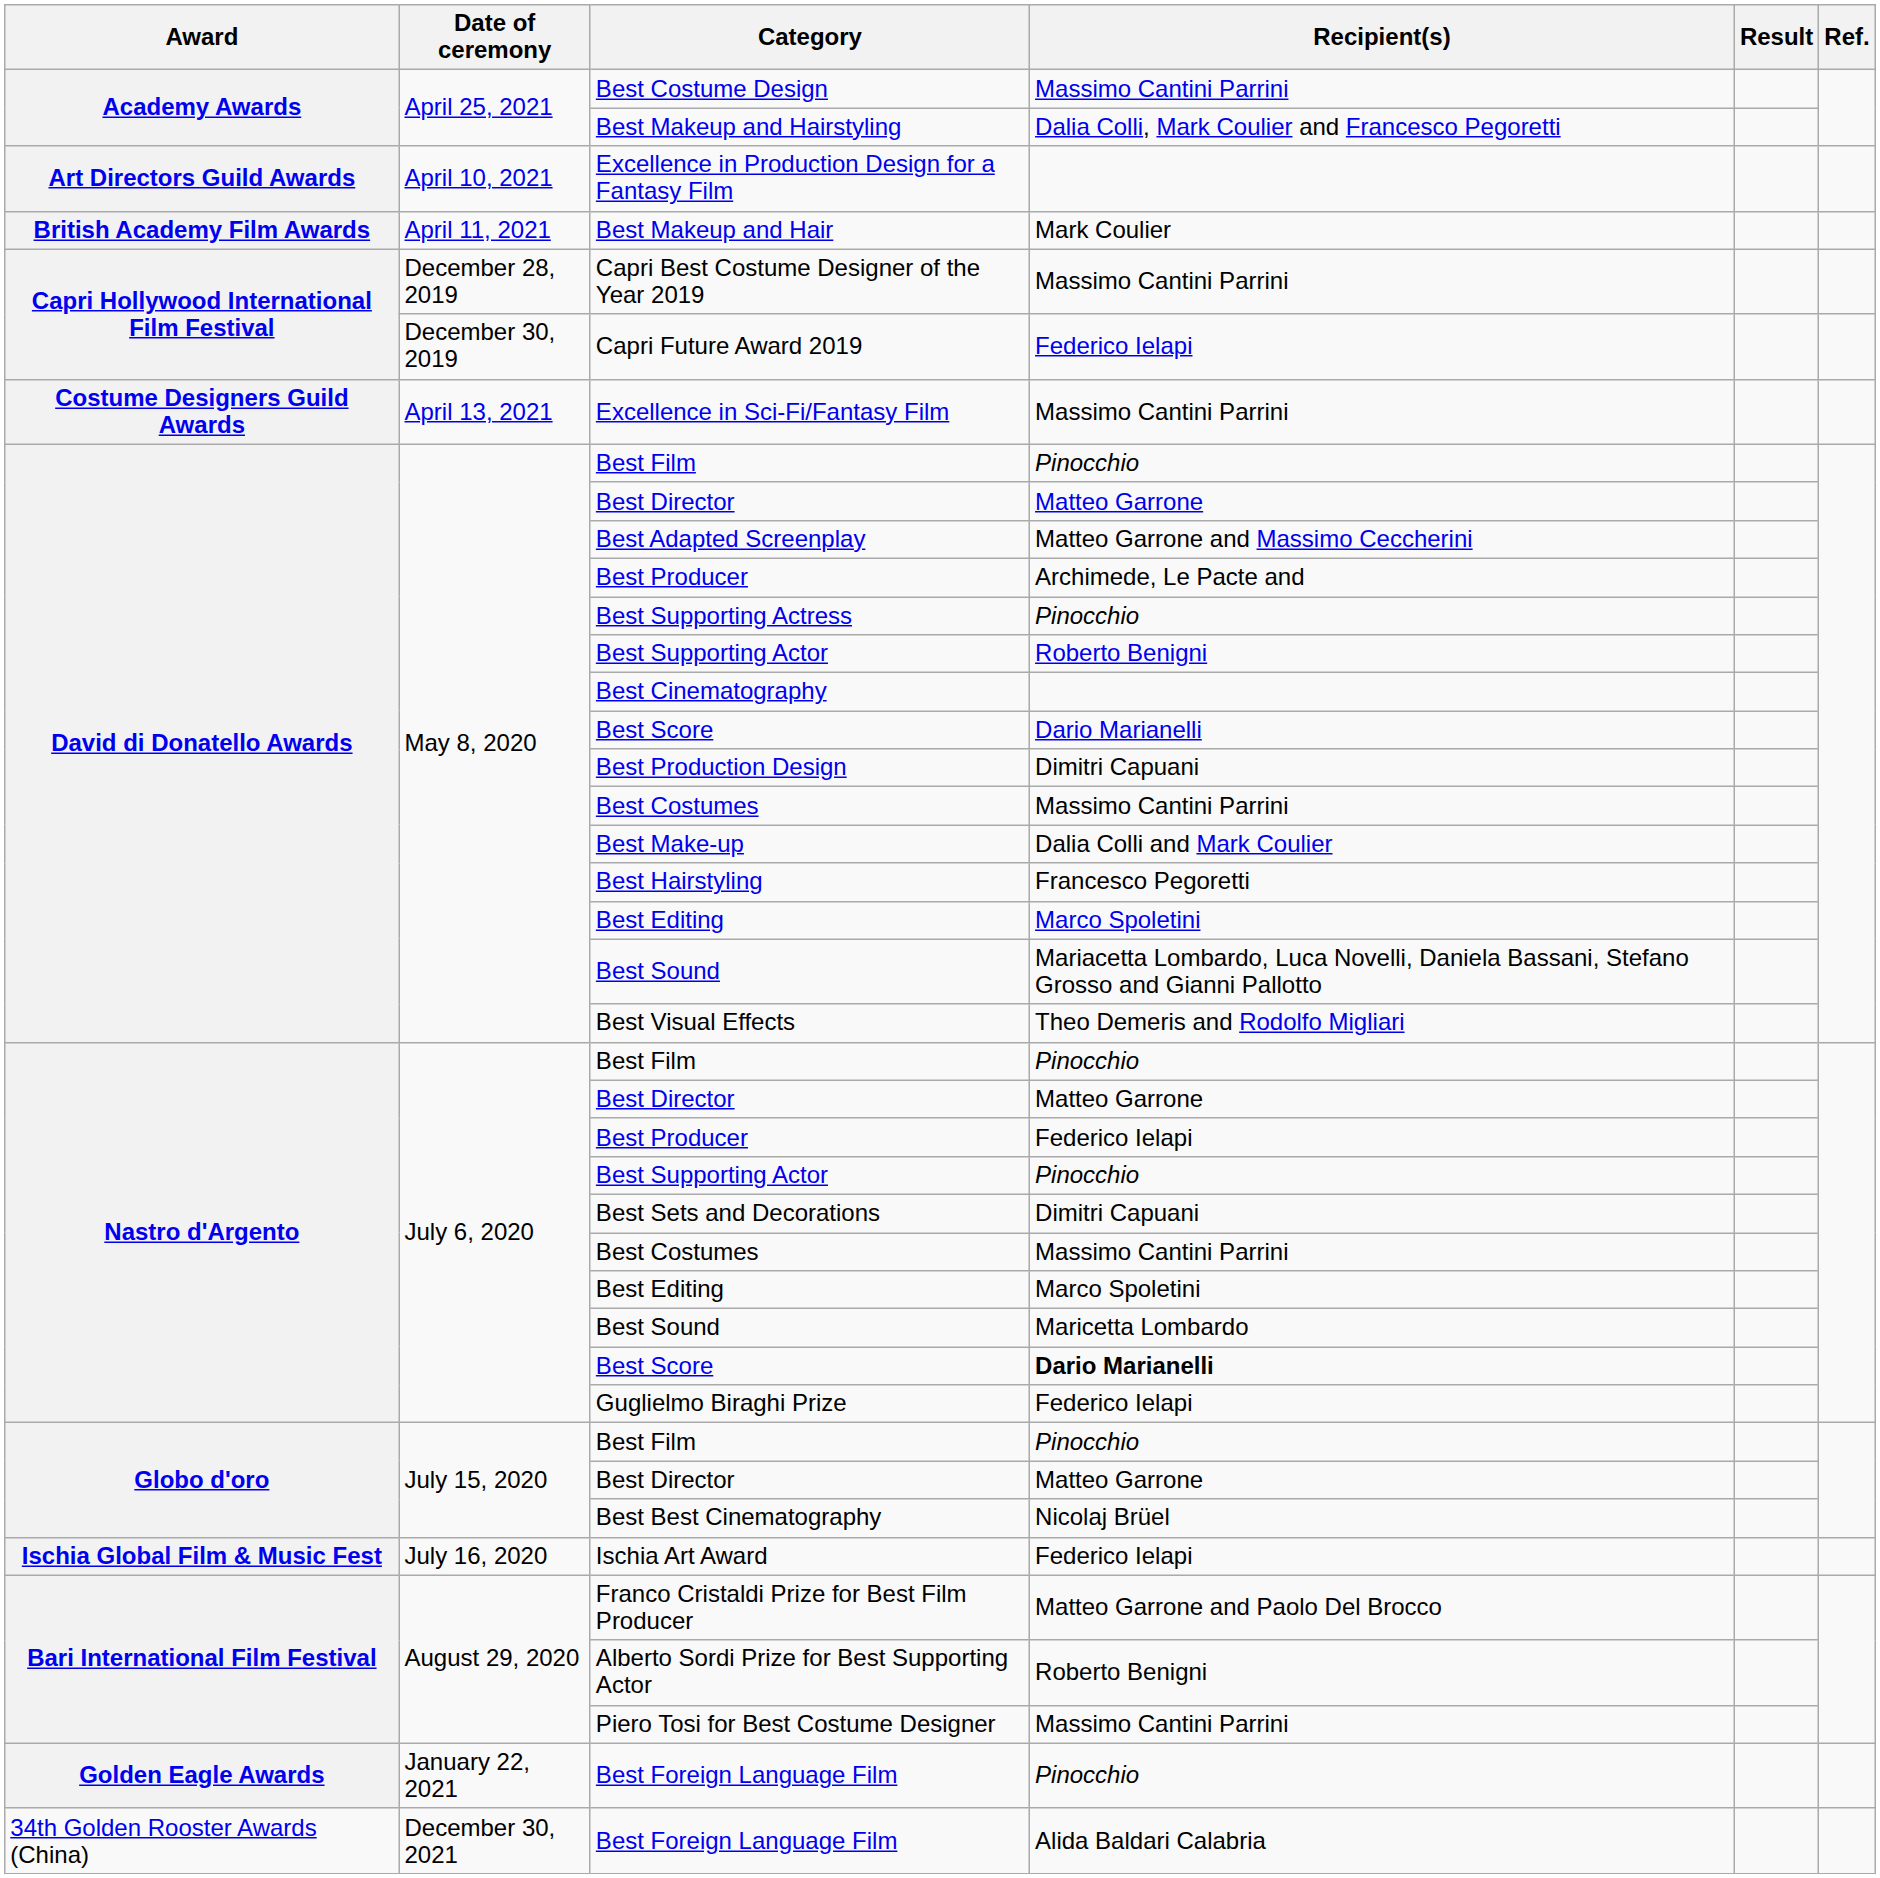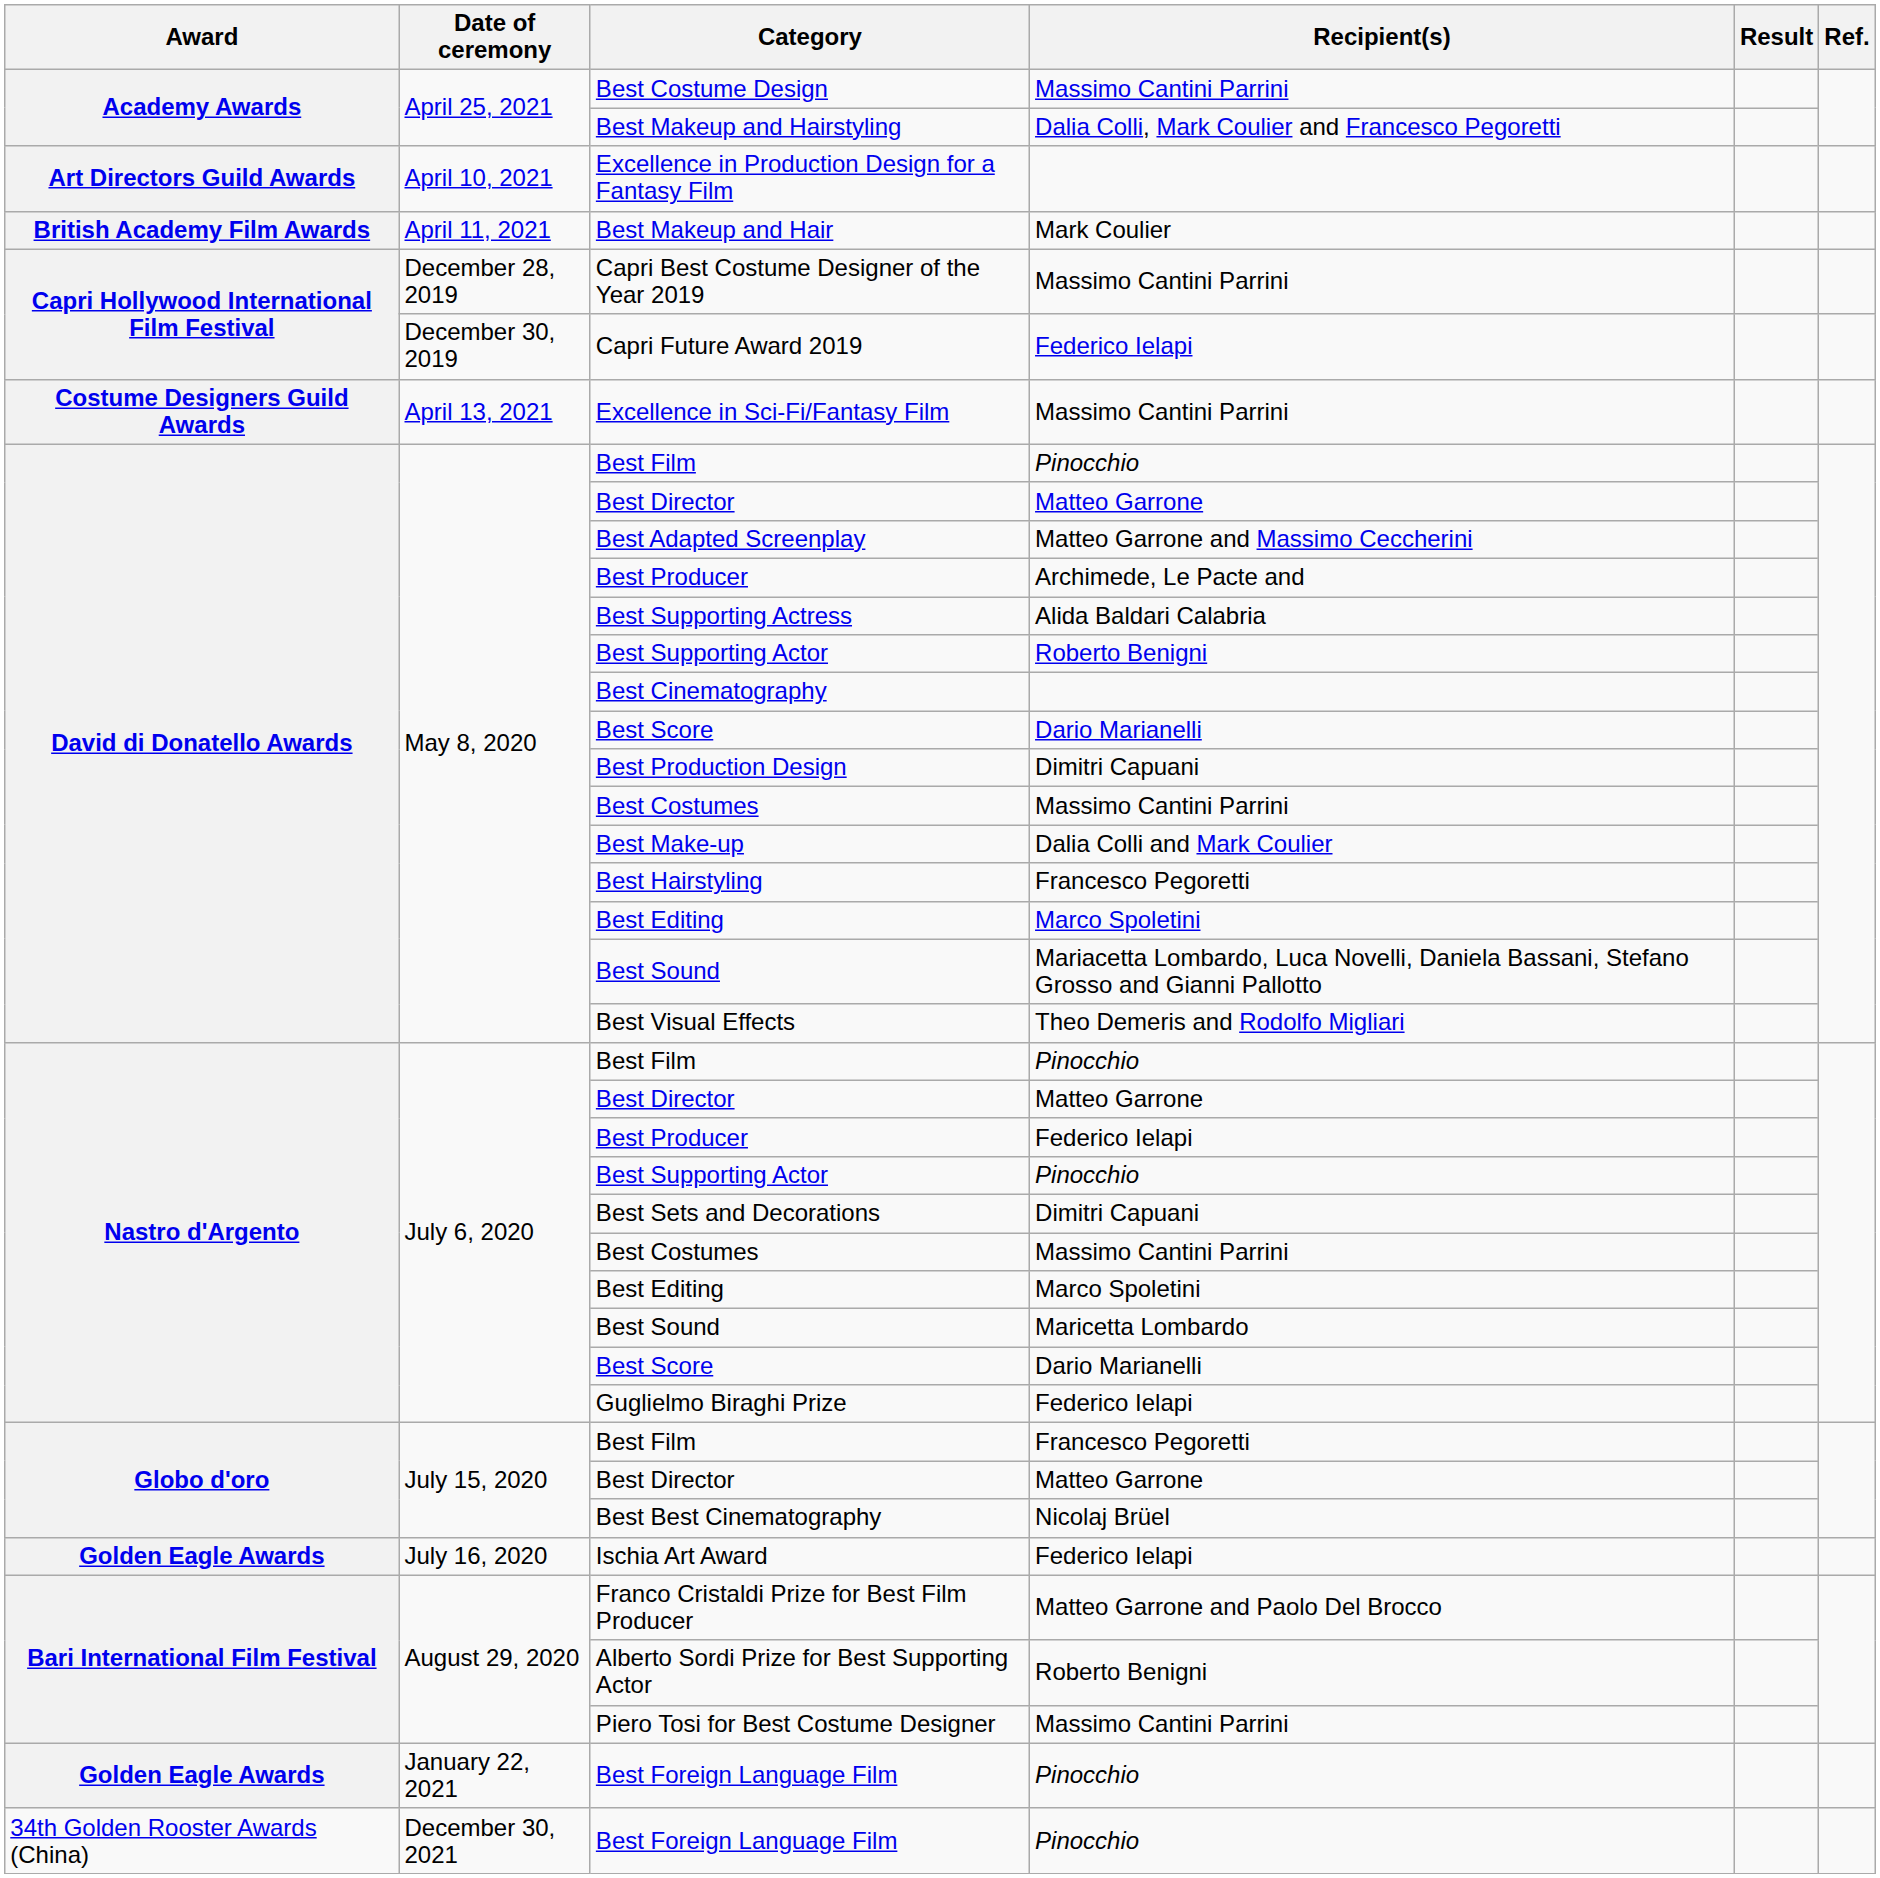(1087, 615) Pinocchio -> (1150, 615) Alida Baldari Calabria
(1124, 1365) bold -> (1118, 1365) normal
(1087, 1441) Pinocchio -> (1142, 1441) Francesco Pegoretti
(202, 1555) Ischia Global Film & Music Fest -> (202, 1555) Golden Eagle Awards
(1150, 1840) Alida Baldari Calabria -> (1087, 1840) Pinocchio
